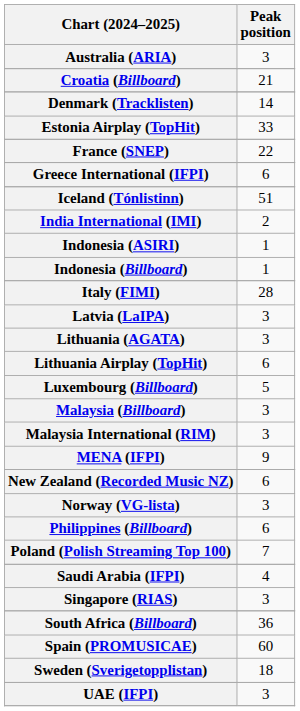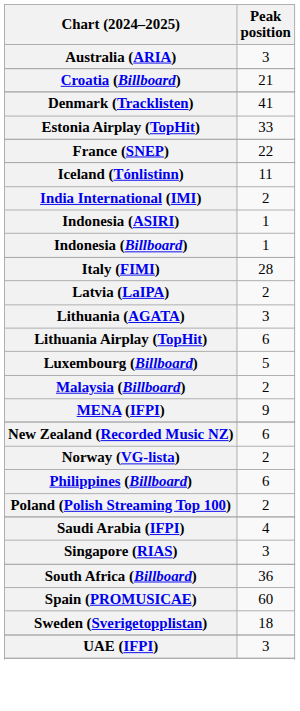(266, 103) 14 -> (266, 103) 41
- row: (121, 174)
(266, 198) 51 -> (266, 174) 11
(266, 316) 3 -> (266, 292) 2
(266, 410) 3 -> (266, 387) 2
- row: (121, 434)
(266, 505) 3 -> (266, 457) 2
(266, 552) 7 -> (266, 505) 2
